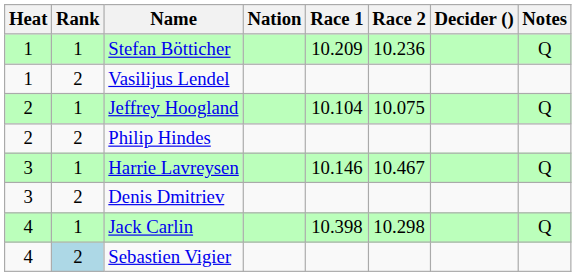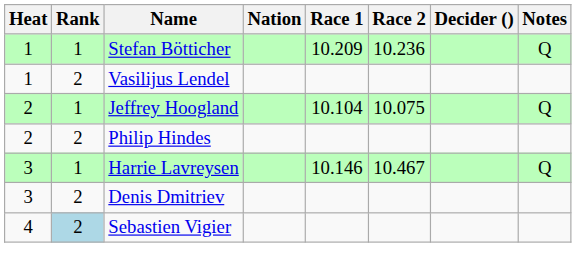- row: (151, 227)
